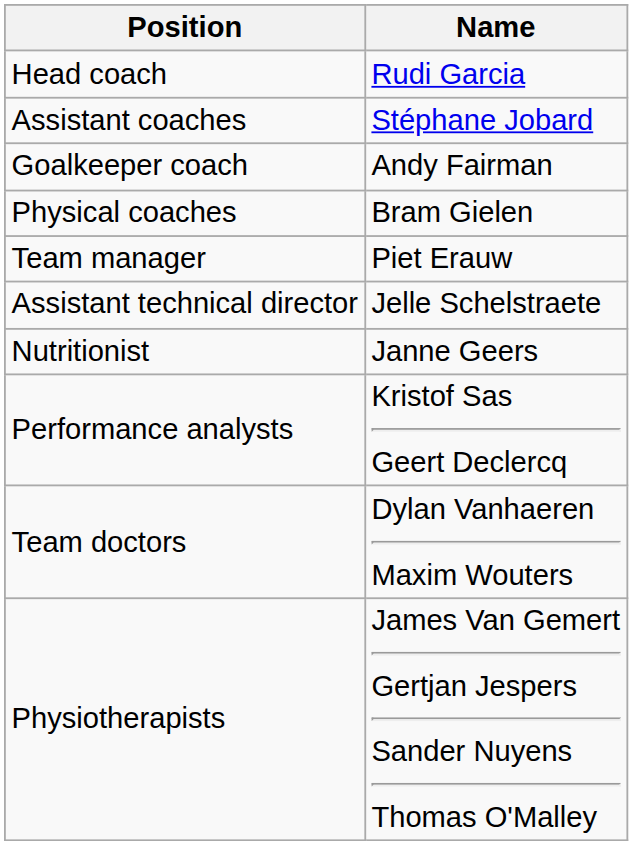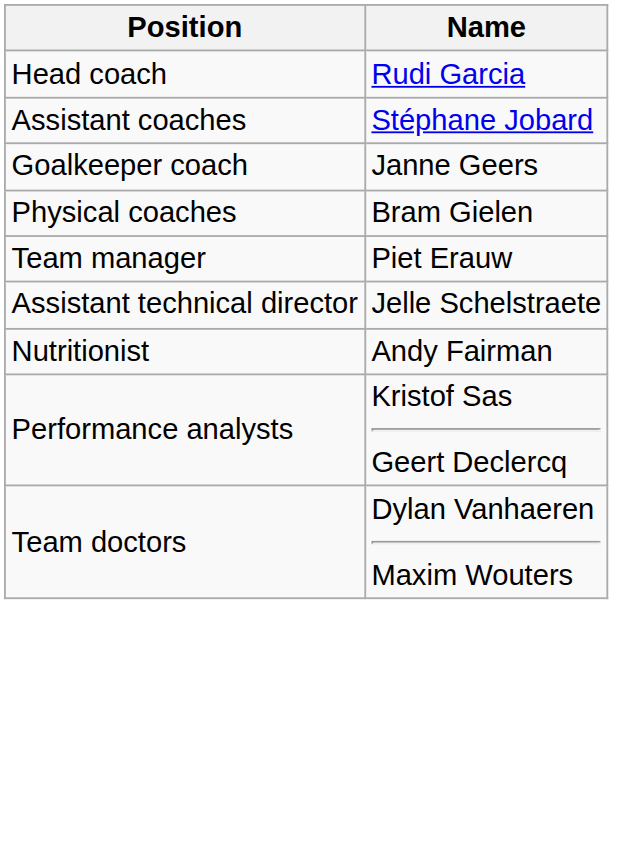(462, 166) Andy Fairman -> (455, 166) Janne Geers
(455, 350) Janne Geers -> (462, 350) Andy Fairman
- row: (118, 718)
